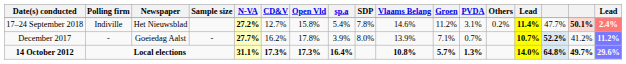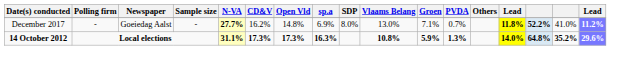- row: (45, 24)
(309, 38) 17.8% -> (293, 24) 14.8%
(341, 38) 3.9% -> (326, 24) 6.9%
(405, 38) 13.9% -> (389, 24) 13.0%
(528, 38) 10.7% -> (512, 24) 11.8%
(582, 38) 41.2% -> (566, 24) 41.0%
(341, 51) 16.4% -> (326, 38) 16.3%
(446, 51) 5.7% -> (430, 38) 5.9%
(582, 51) 49.7% -> (566, 38) 35.2%
